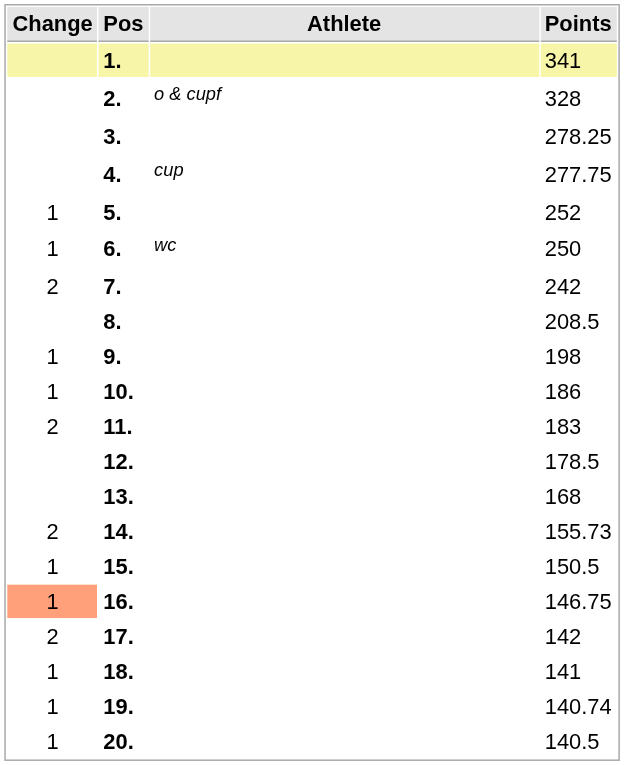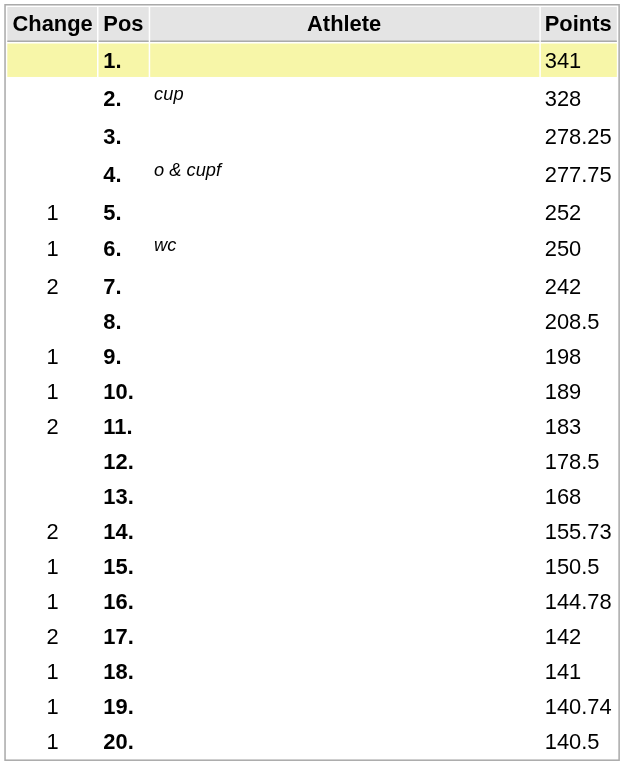(188, 98) o & cupf -> (169, 98) cup
(169, 174) cup -> (188, 174) o & cupf
(563, 392) 186 -> (563, 392) 189
(53, 602) lightsalmon background -> (53, 602) no background
(578, 602) 146.75 -> (578, 602) 144.78
